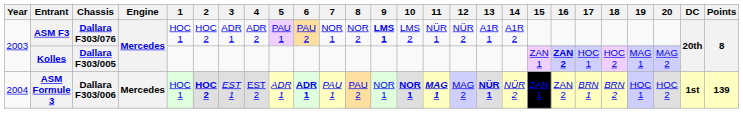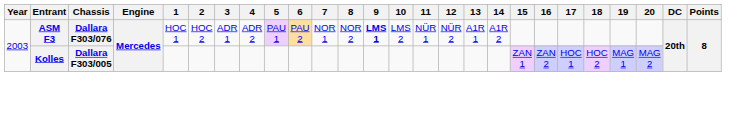(563, 59) bold -> (546, 59) normal
- row: (52, 90)
